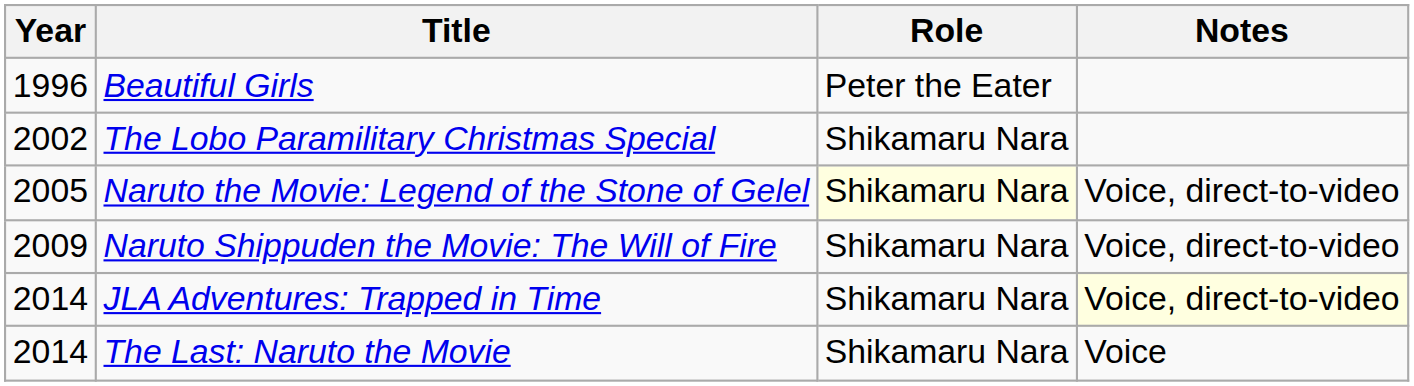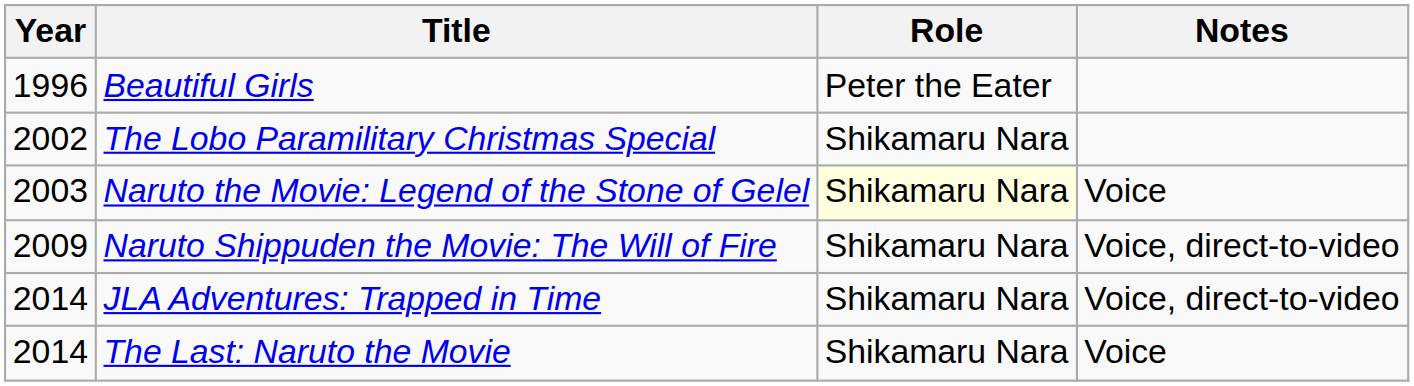(50, 191) 2005 -> (50, 191) 2003
(1242, 191) Voice, direct-to-video -> (1126, 191) Voice
(1242, 298) lightyellow background -> (1242, 298) no background
